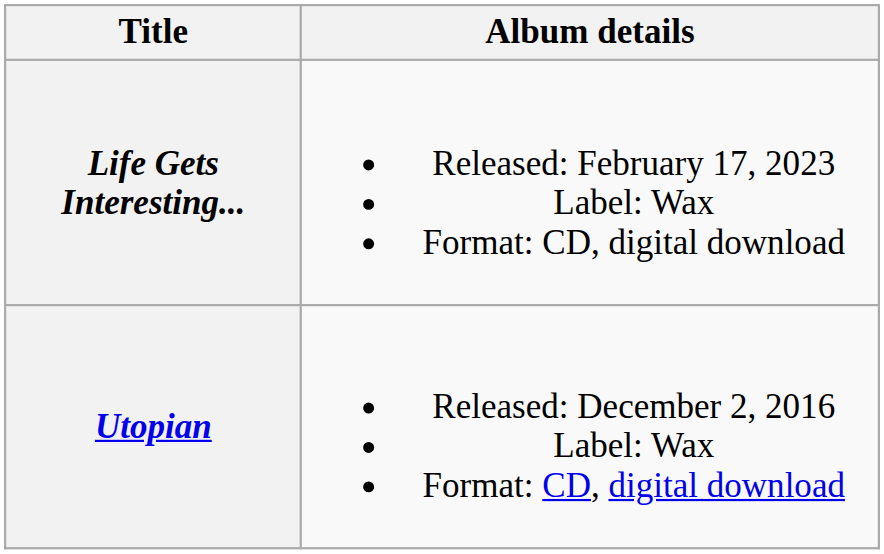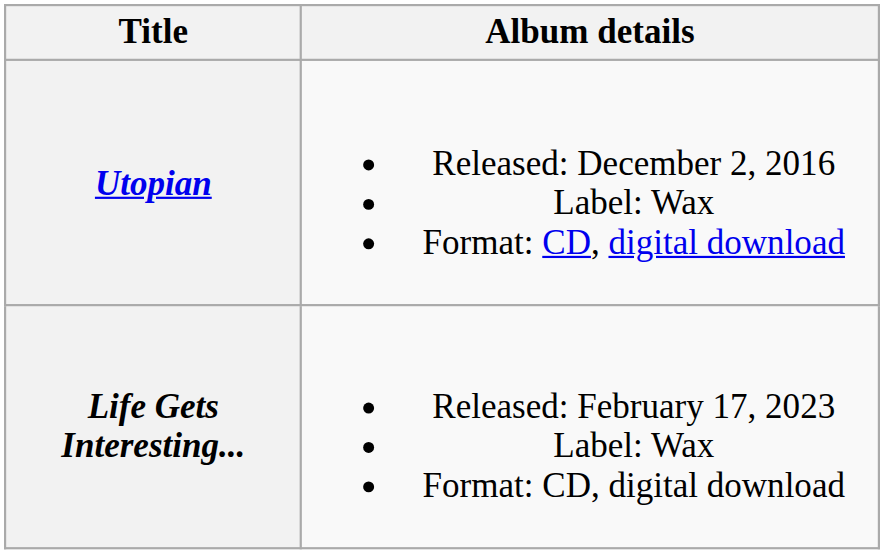rows swapped: (153, 425) <-> (153, 182)
